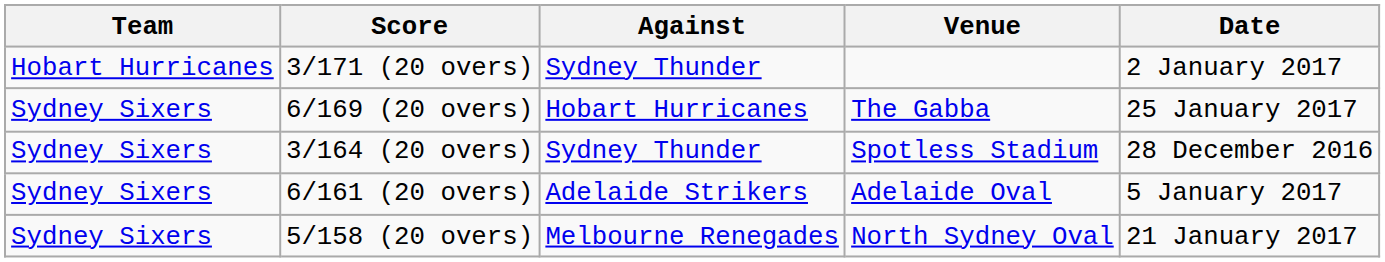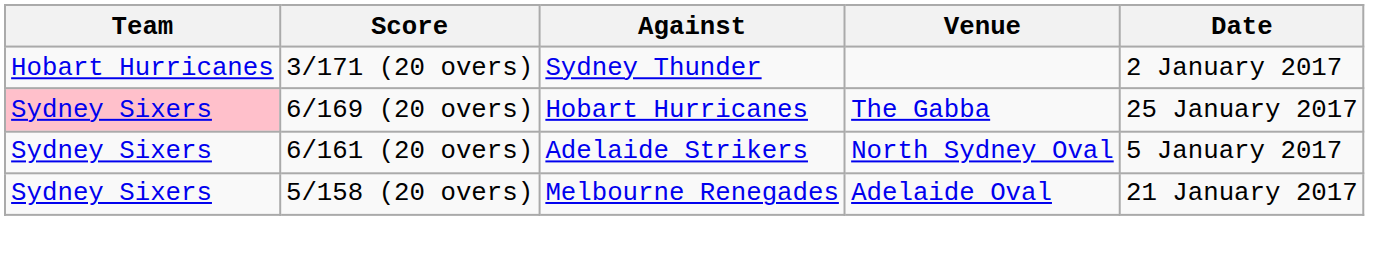(112, 110) no background -> (112, 110) pink background
- row: (410, 152)
(952, 194) Adelaide Oval -> (982, 152) North Sydney Oval
(982, 236) North Sydney Oval -> (952, 194) Adelaide Oval
